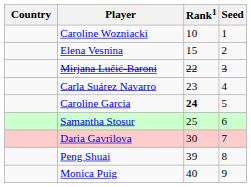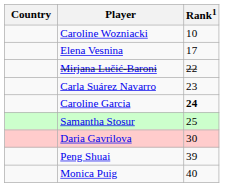- column: (233, 14)
(192, 51) 15 -> (192, 51) 17
